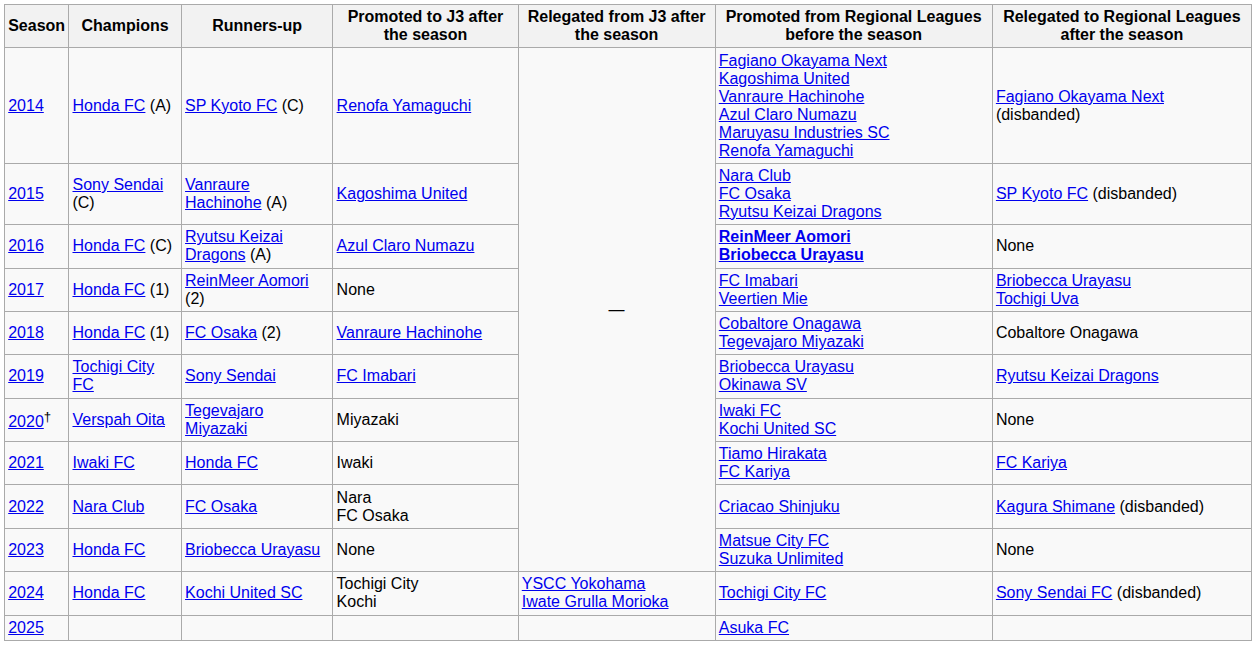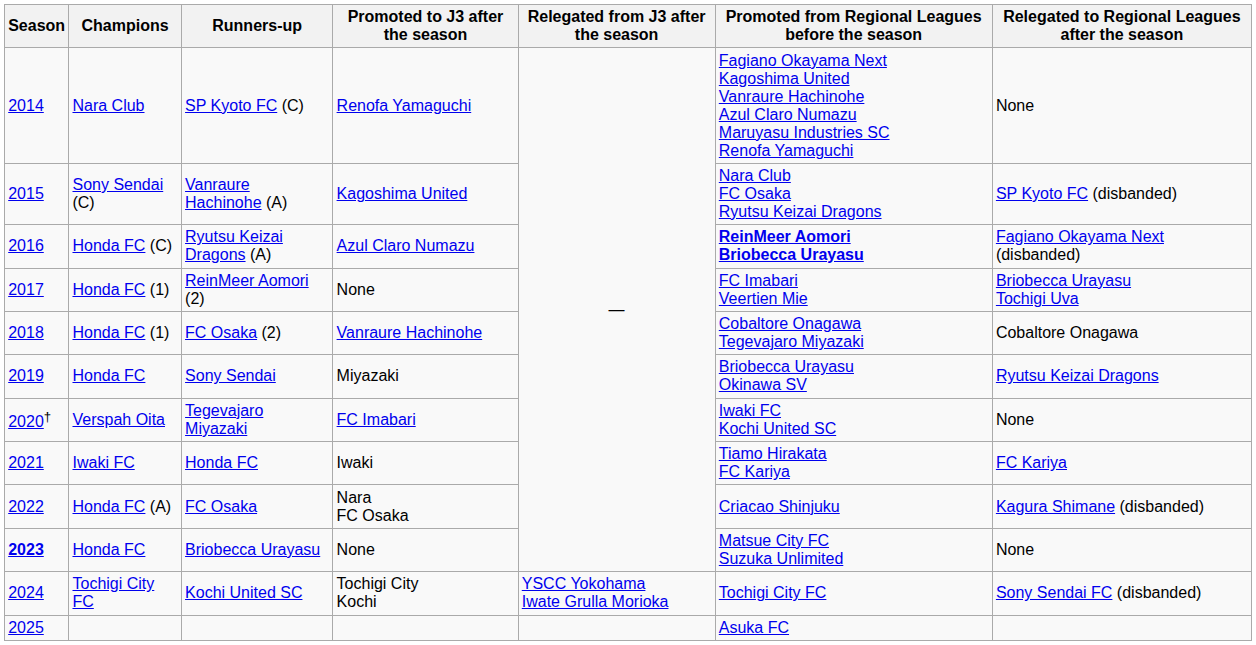(122, 105) Honda FC (A) -> (108, 105) Nara Club
(1080, 105) Fagiano Okayama Next (disbanded) -> (1015, 105) None
(1015, 246) None -> (1080, 246) Fagiano Okayama Next (disbanded)
(113, 376) Tochigi City FC -> (109, 376) Honda FC
(376, 376) FC Imabari -> (368, 376) Miyazaki
(368, 419) Miyazaki -> (376, 419) FC Imabari
(108, 506) Nara Club -> (122, 506) Honda FC (A)
(26, 549) normal -> (26, 549) bold
(109, 593) Honda FC -> (113, 593) Tochigi City FC
